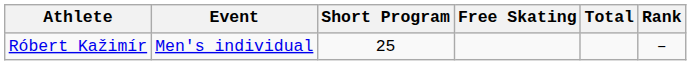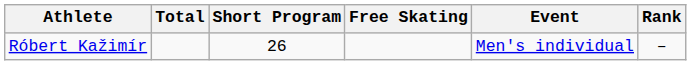columns swapped: (234, 18) <-> (609, 18)
(386, 46) 25 -> (277, 46) 26
